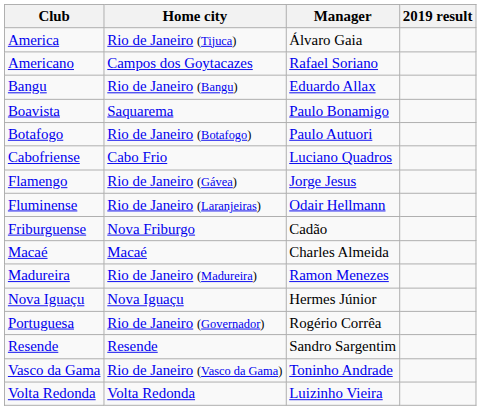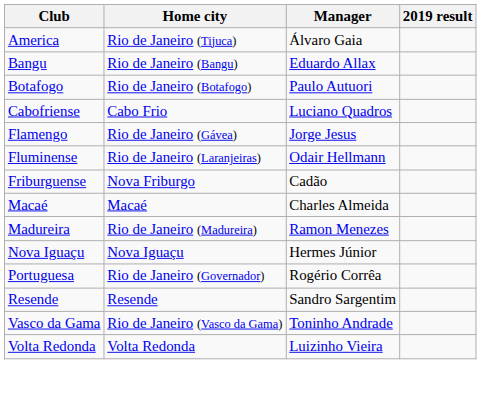- row: (41, 63)
- row: (34, 110)
